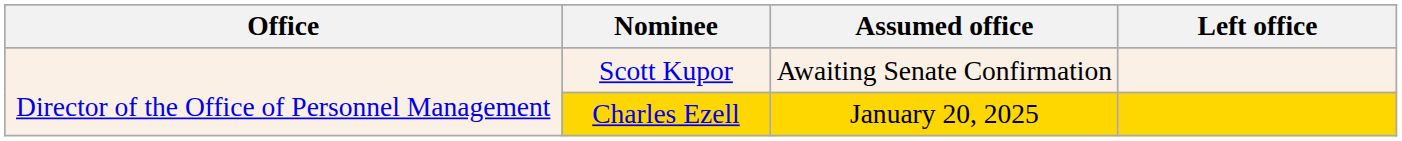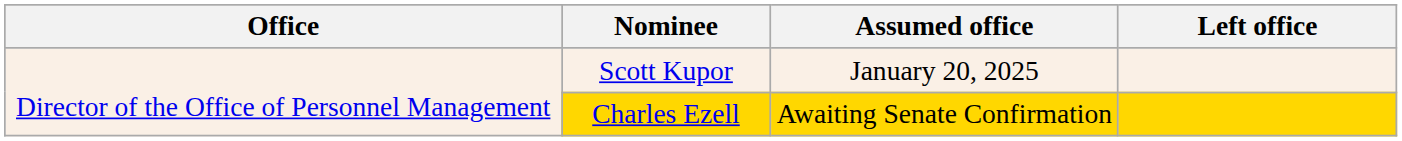(944, 69) Awaiting Senate Confirmation -> (944, 69) January 20, 2025
(944, 113) January 20, 2025 -> (944, 113) Awaiting Senate Confirmation
